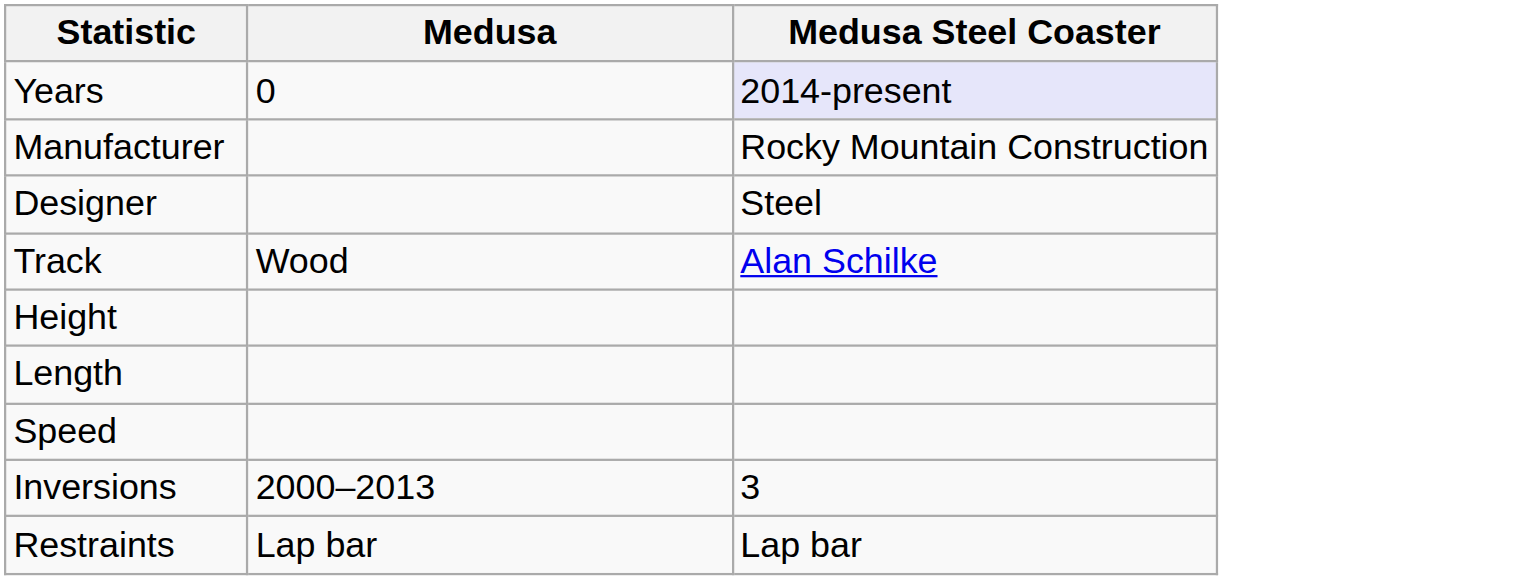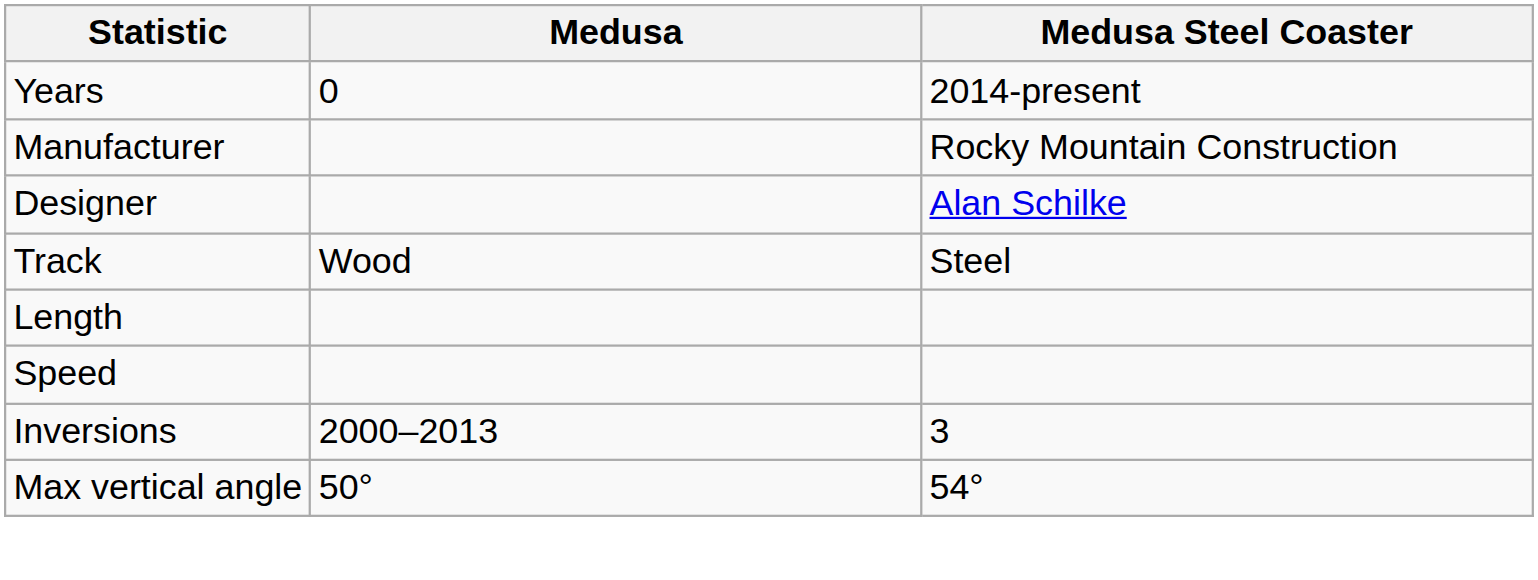(846, 89) lavender background -> (1035, 89) no background
(781, 203) Steel -> (1028, 203) Alan Schilke
(839, 260) Alan Schilke -> (970, 260) Steel
- row: (65, 317)
+ row: (158, 487)
- row: (94, 544)
